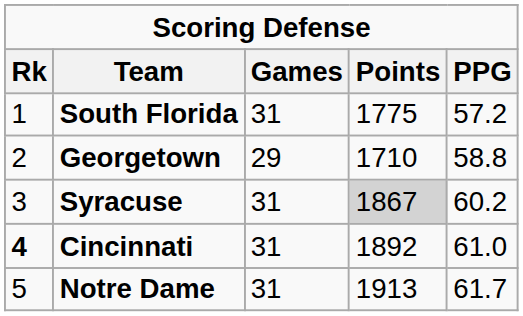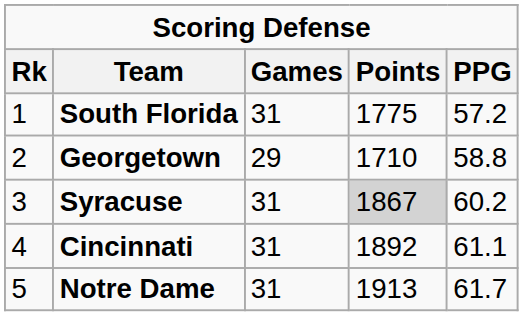(19, 246) bold -> (19, 246) normal
(480, 246) 61.0 -> (480, 246) 61.1
